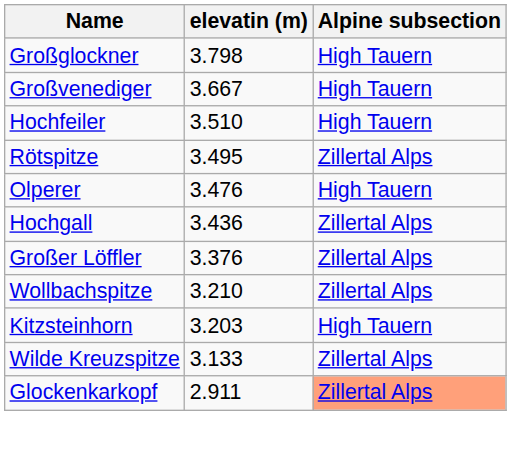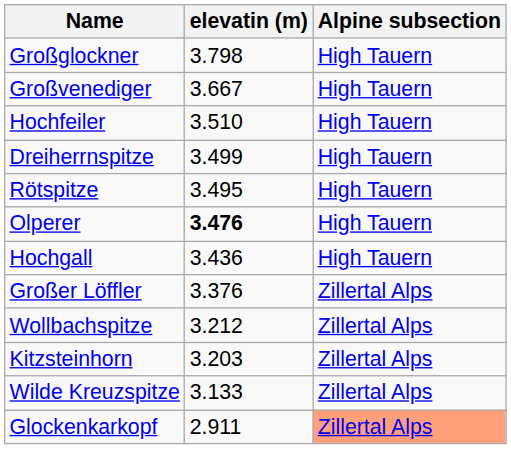+ row: (82, 156)
(375, 156) Zillertal Alps -> (375, 190) High Tauern
(216, 190) normal -> (216, 223) bold
(375, 223) Zillertal Alps -> (375, 257) High Tauern
(216, 291) 3.210 -> (216, 325) 3.212
(375, 325) High Tauern -> (375, 358) Zillertal Alps
